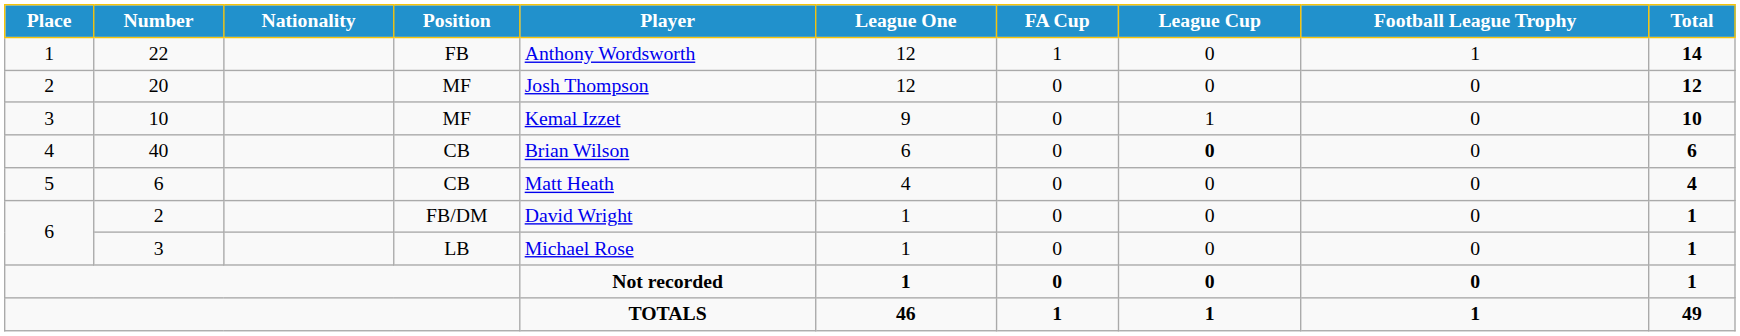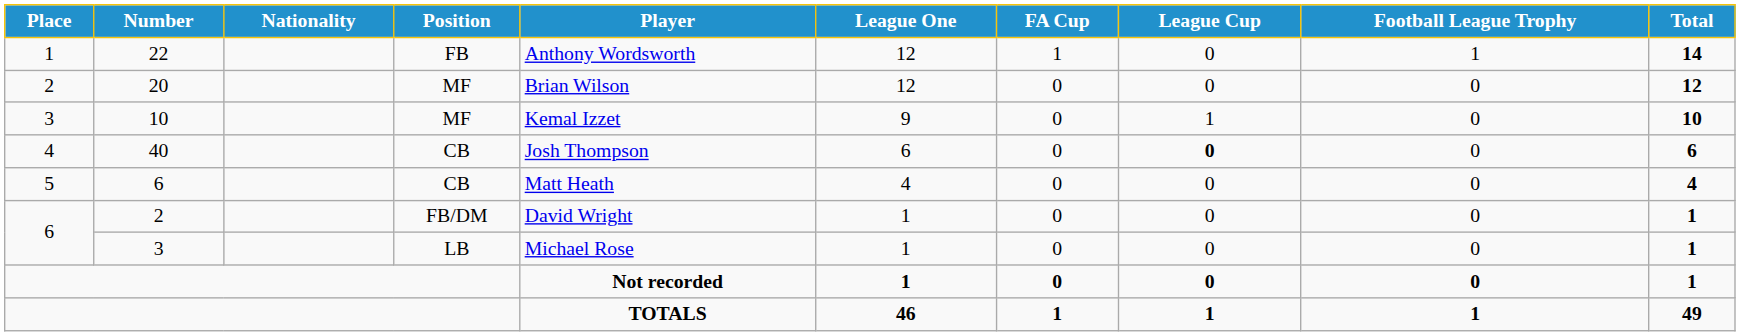(587, 86) Josh Thompson -> (577, 86) Brian Wilson
(577, 151) Brian Wilson -> (587, 151) Josh Thompson
